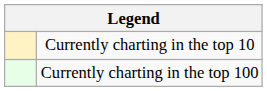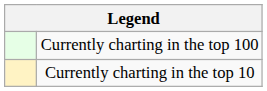rows swapped: (150, 72) <-> (150, 45)
